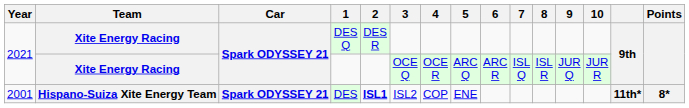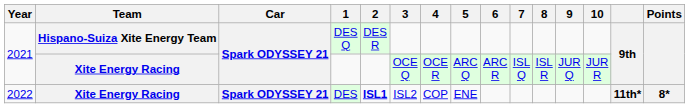(127, 38) Xite Energy Racing -> (127, 38) Hispano-Suiza Xite Energy Team
(20, 94) 2001 -> (20, 94) 2022
(127, 94) Hispano-Suiza Xite Energy Team -> (127, 94) Xite Energy Racing
